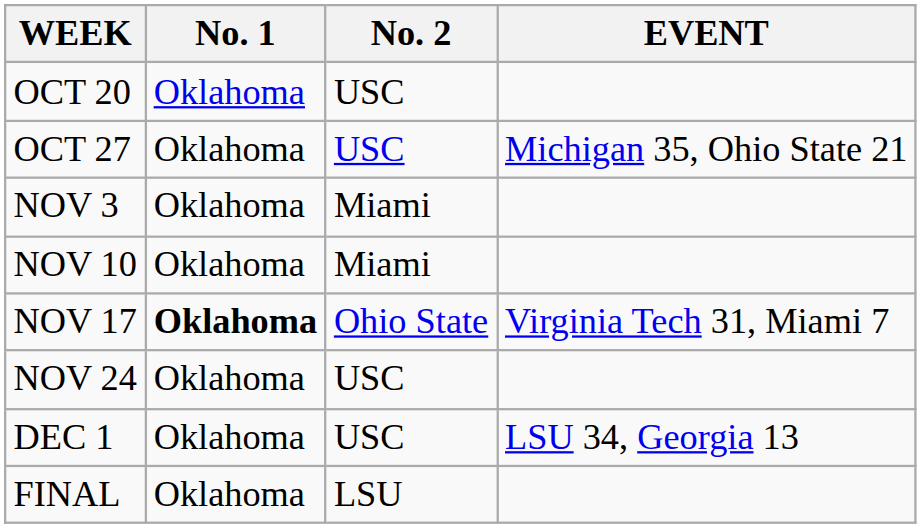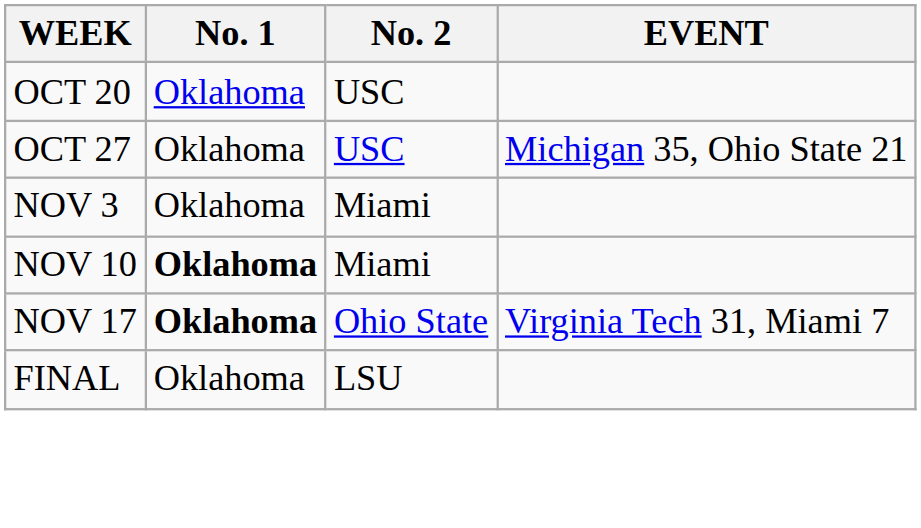(229, 263) normal -> (235, 263) bold
- row: (75, 378)
- row: (63, 436)
